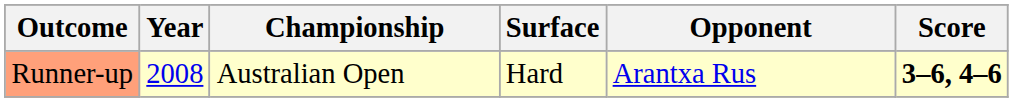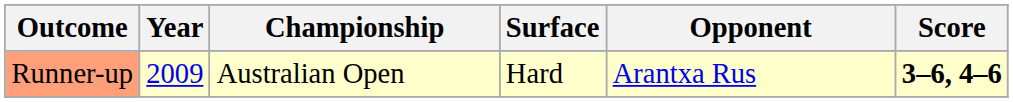(175, 73) 2008 -> (175, 73) 2009
